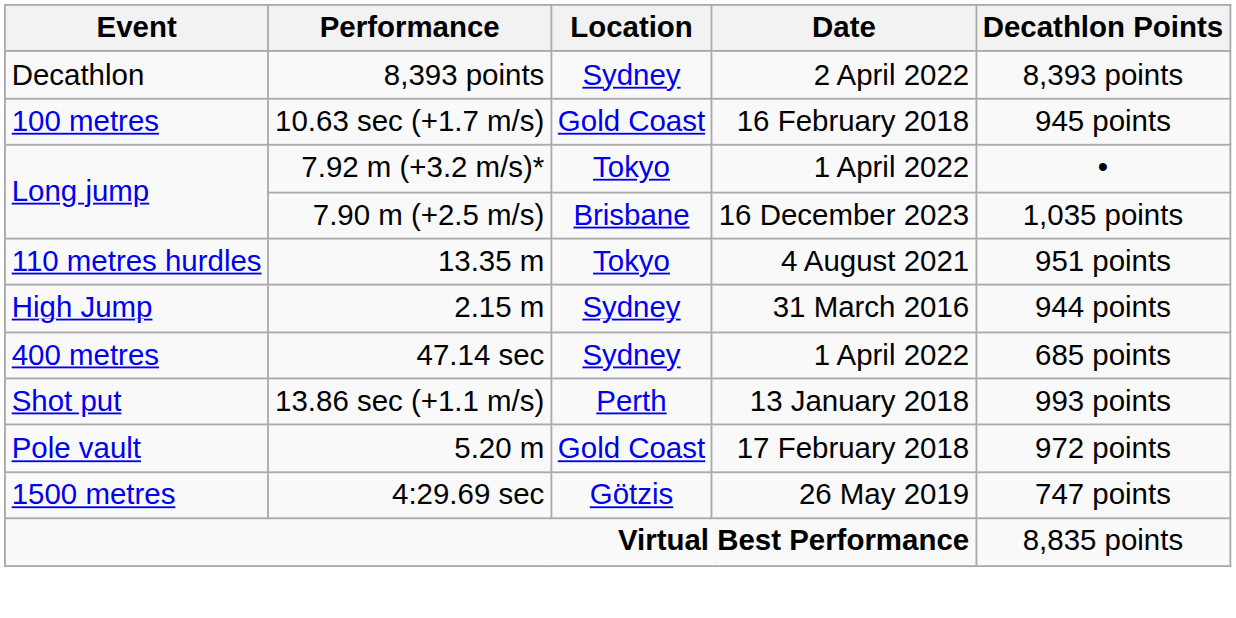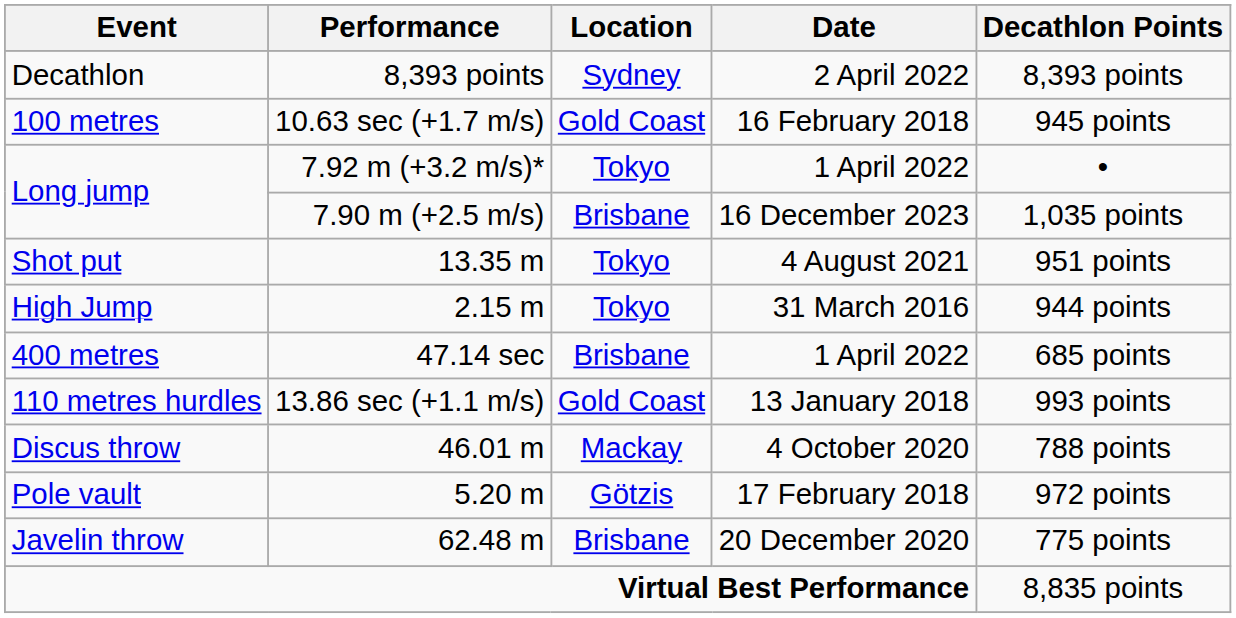(137, 261) 110 metres hurdles -> (67, 261) Shot put
(631, 307) Sydney -> (632, 307) Tokyo
(631, 354) Sydney -> (631, 354) Brisbane
(67, 401) Shot put -> (137, 401) 110 metres hurdles
(631, 401) Perth -> (632, 401) Gold Coast
+ row: (491, 448)
(632, 448) Gold Coast -> (631, 494) Götzis
+ row: (491, 541)
- row: (468, 494)
